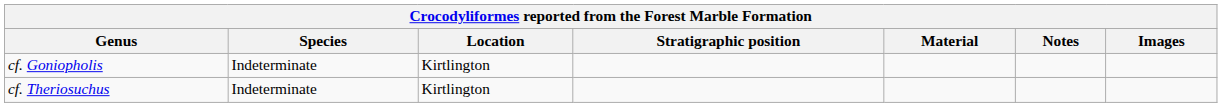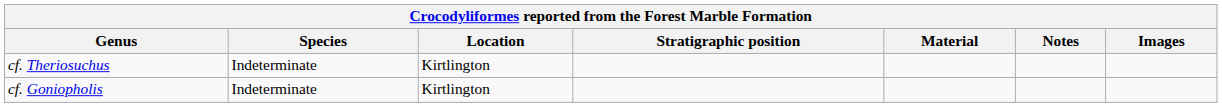rows swapped: (55, 65) <-> (59, 89)
